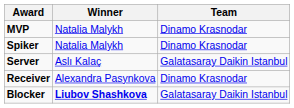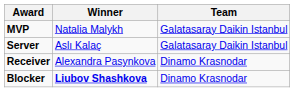(204, 29) Dinamo Krasnodar -> (224, 29) Galatasaray Daikin Istanbul
- row: (23, 45)
(224, 95) Galatasaray Daikin Istanbul -> (204, 78) Dinamo Krasnodar
